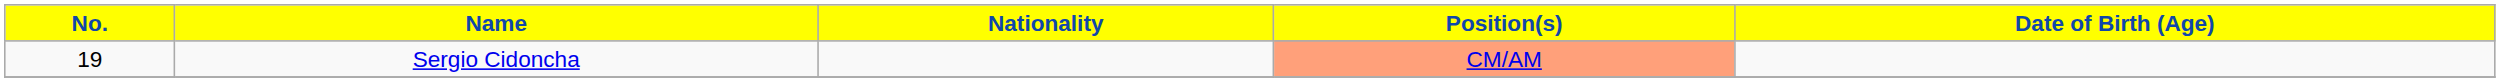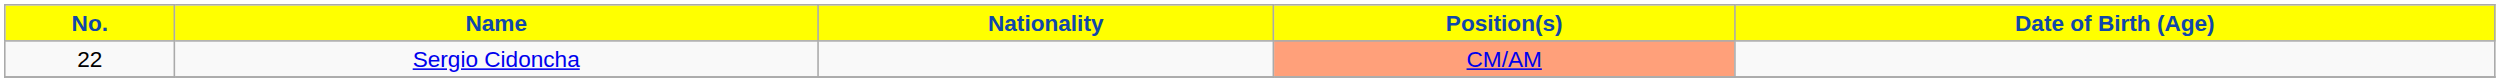(90, 59) 19 -> (90, 59) 22
